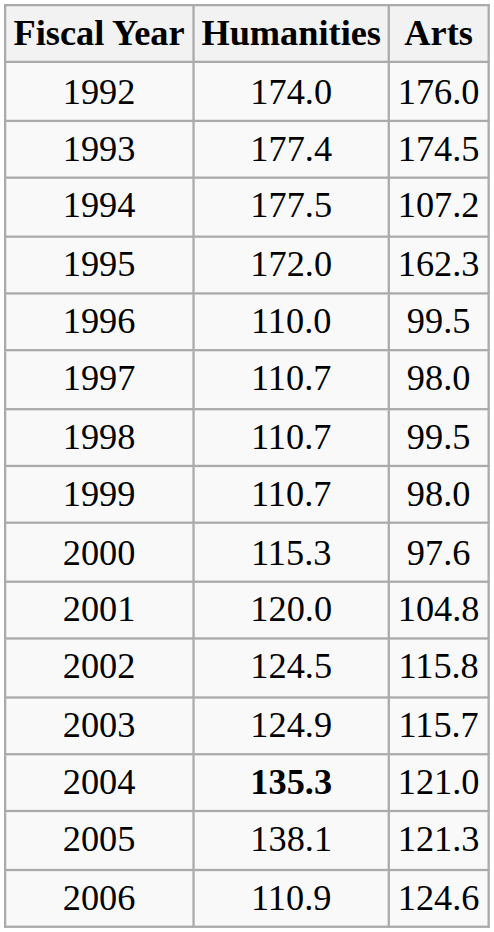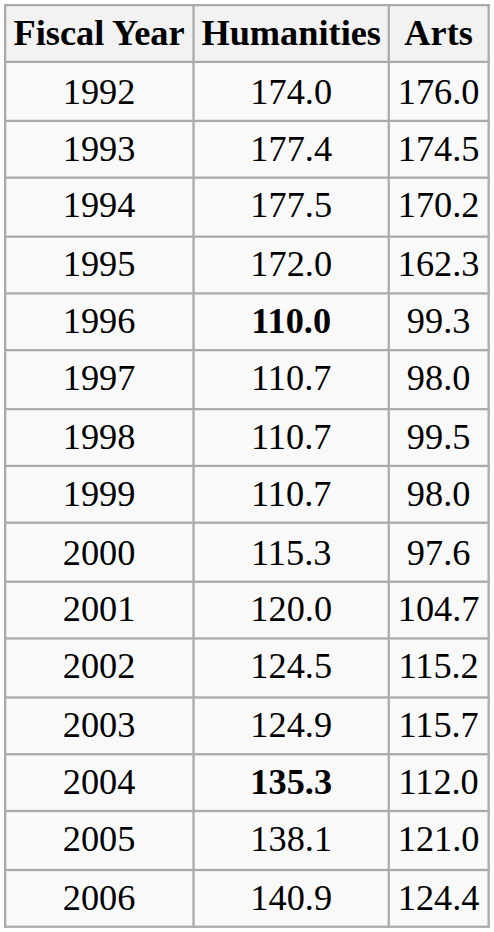(439, 206) 107.2 -> (439, 206) 170.2
(291, 321) normal -> (291, 321) bold
(439, 321) 99.5 -> (439, 321) 99.3
(439, 609) 104.8 -> (439, 609) 104.7
(439, 666) 115.8 -> (439, 666) 115.2
(439, 782) 121.0 -> (439, 782) 112.0
(439, 839) 121.3 -> (439, 839) 121.0
(291, 897) 110.9 -> (291, 897) 140.9
(439, 897) 124.6 -> (439, 897) 124.4
